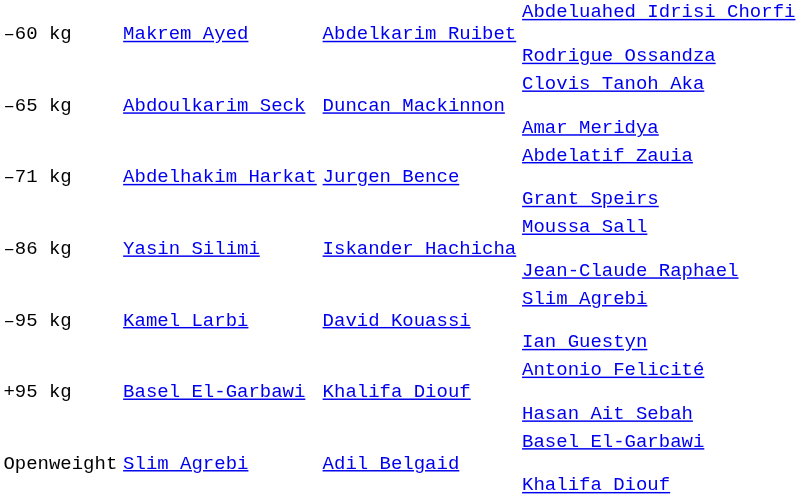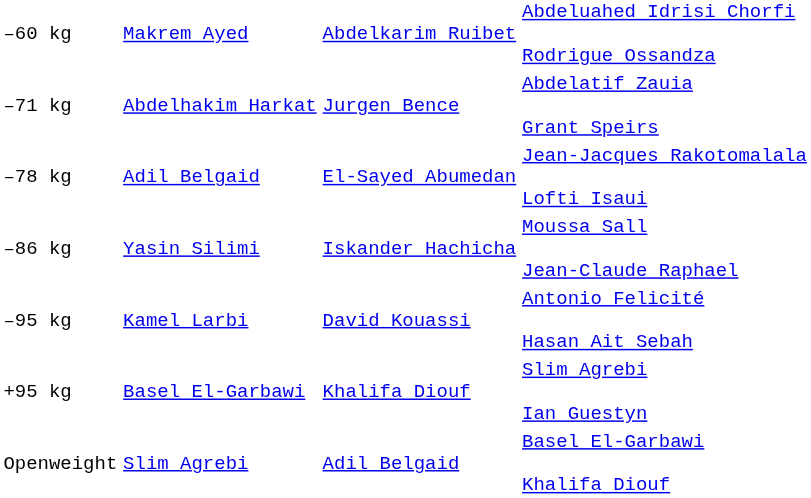- row: (38, 106)
+ row: (38, 177)
(585, 320) Slim Agrebi Ian Guestyn -> (613, 320) Antonio Felicité Hasan Ait Sebah
(613, 392) Antonio Felicité Hasan Ait Sebah -> (585, 392) Slim Agrebi Ian Guestyn
